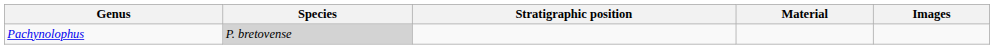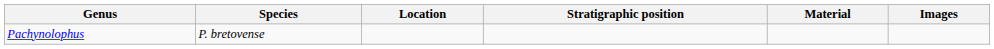+ column: (423, 14)
(259, 34) lightgrey background -> (231, 34) no background
